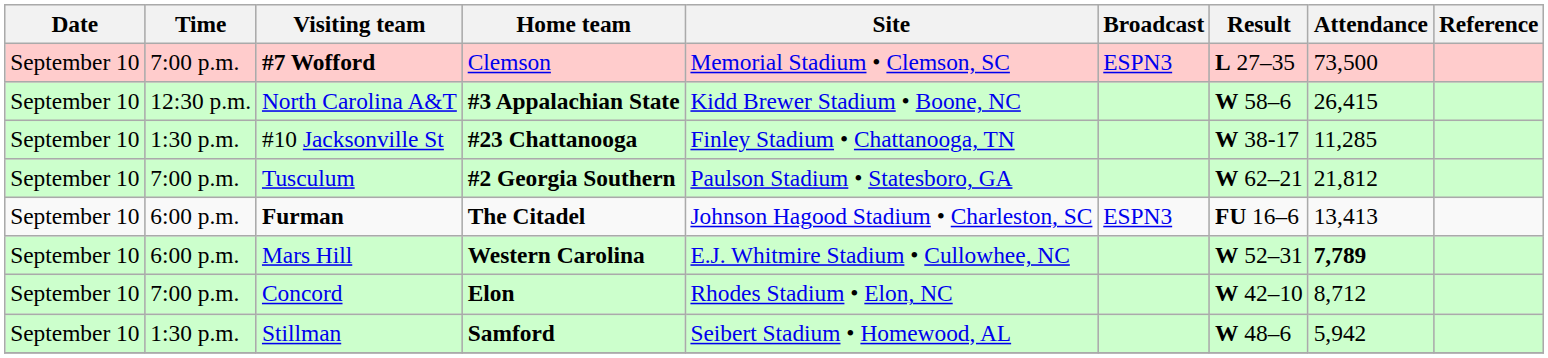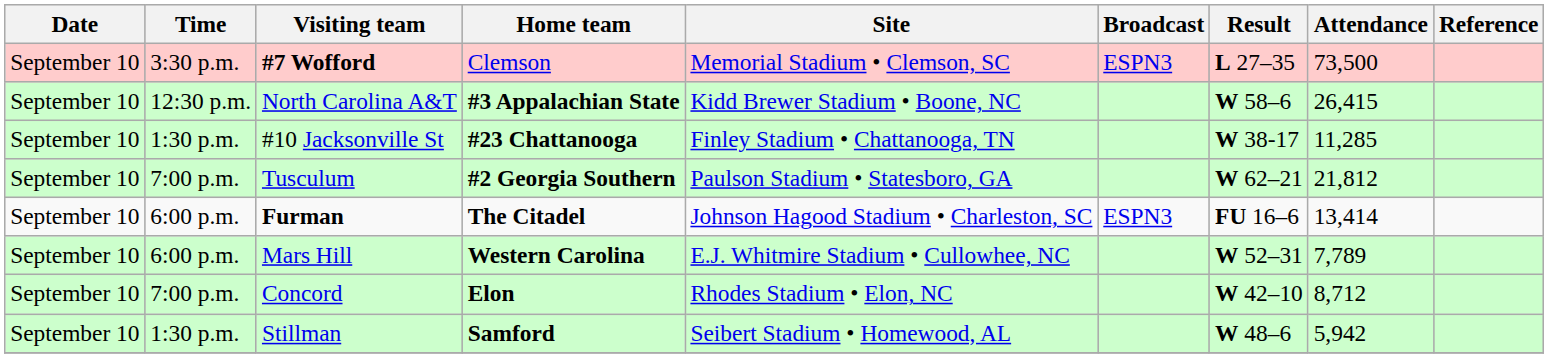(195, 62) 7:00 p.m. -> (195, 62) 3:30 p.m.
(1346, 216) 13,413 -> (1346, 216) 13,414
(1340, 255) bold -> (1340, 255) normal
